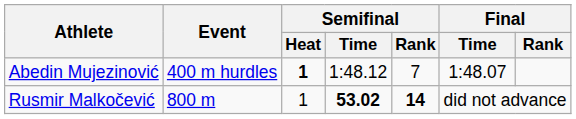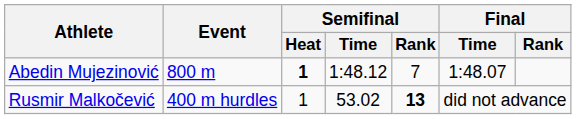(222, 72) 400 m hurdles -> (191, 72) 800 m
(191, 100) 800 m -> (222, 100) 400 m hurdles
(358, 100) bold -> (358, 100) normal
(415, 100) 14 -> (415, 100) 13
